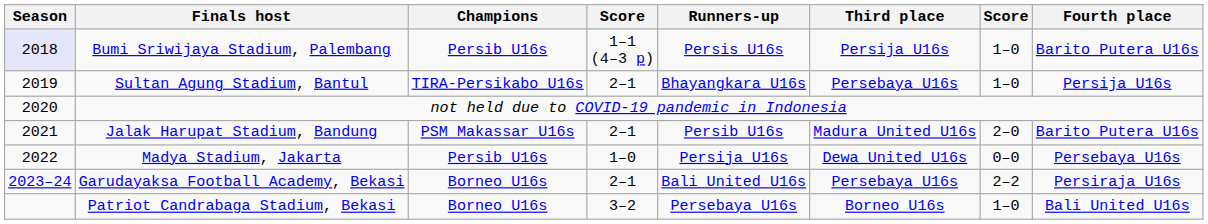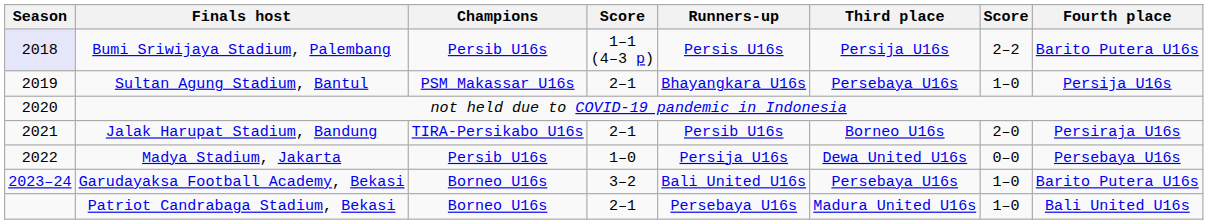(1006, 50) 1–0 -> (1006, 50) 2–2
(498, 83) TIRA-Persikabo U16s -> (498, 83) PSM Makassar U16s
(498, 133) PSM Makassar U16s -> (498, 133) TIRA-Persikabo U16s
(895, 133) Madura United U16s -> (895, 133) Borneo U16s
(1117, 133) Barito Putera U16s -> (1117, 133) Persiraja U16s
(622, 182) 2–1 -> (622, 182) 3–2
(1006, 182) 2–2 -> (1006, 182) 1–0
(1117, 182) Persiraja U16s -> (1117, 182) Barito Putera U16s
(622, 206) 3–2 -> (622, 206) 2–1
(895, 206) Borneo U16s -> (895, 206) Madura United U16s
